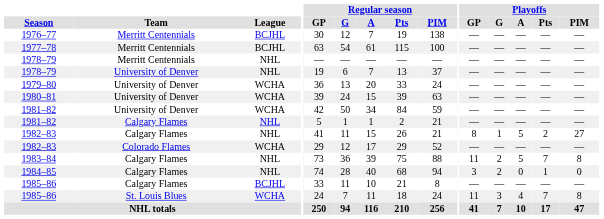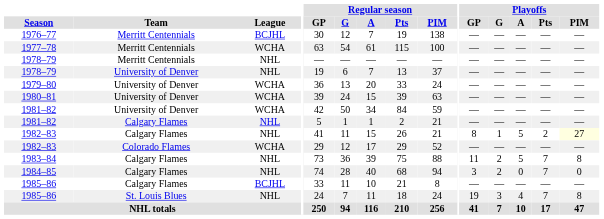(270, 47) BCJHL -> (270, 47) WCHA
(579, 134) no background -> (579, 134) lightyellow background
(545, 171) 1 -> (545, 171) 7
(270, 196) WCHA -> (270, 196) NHL
(474, 196) 11 -> (474, 196) 19
